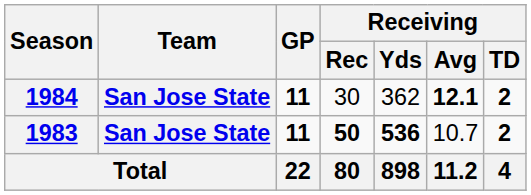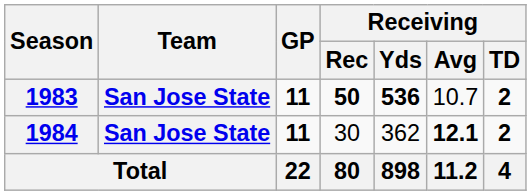rows swapped: (52, 134) <-> (52, 97)
